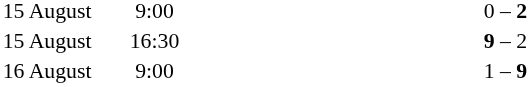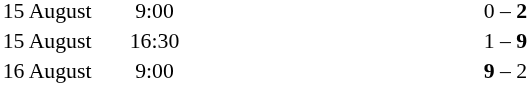(505, 41) 9 – 2 -> (505, 41) 1 – 9
(505, 70) 1 – 9 -> (505, 70) 9 – 2
